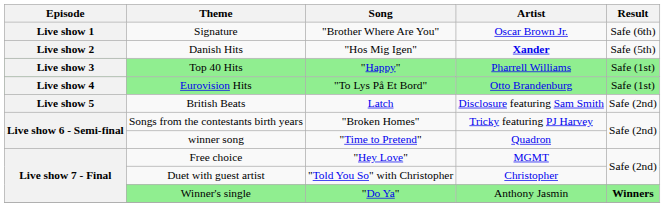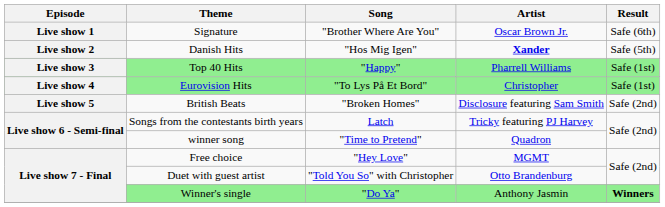(531, 85) Otto Brandenburg -> (531, 85) Christopher
(381, 103) Latch -> (381, 103) "Broken Homes"
(381, 121) "Broken Homes" -> (381, 121) Latch
(531, 175) Christopher -> (531, 175) Otto Brandenburg
